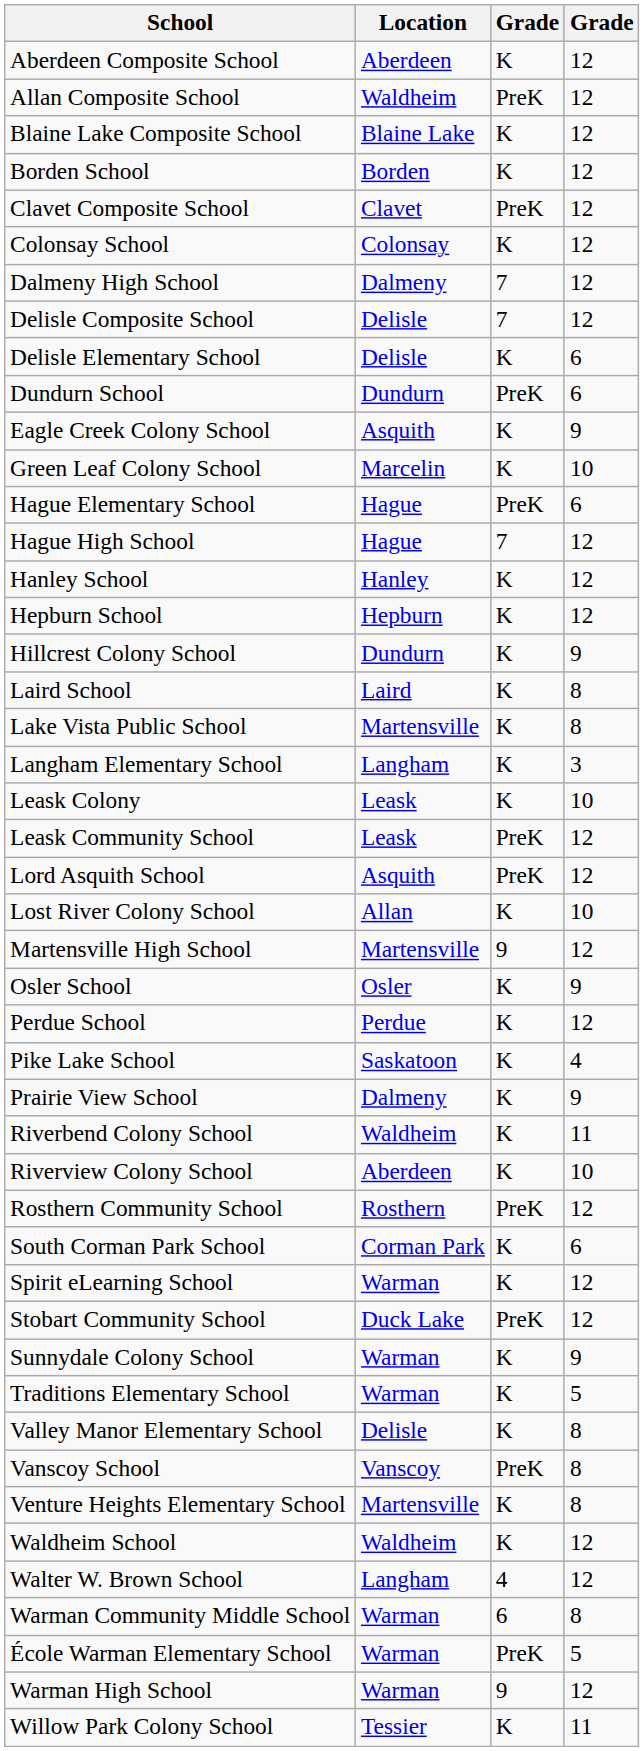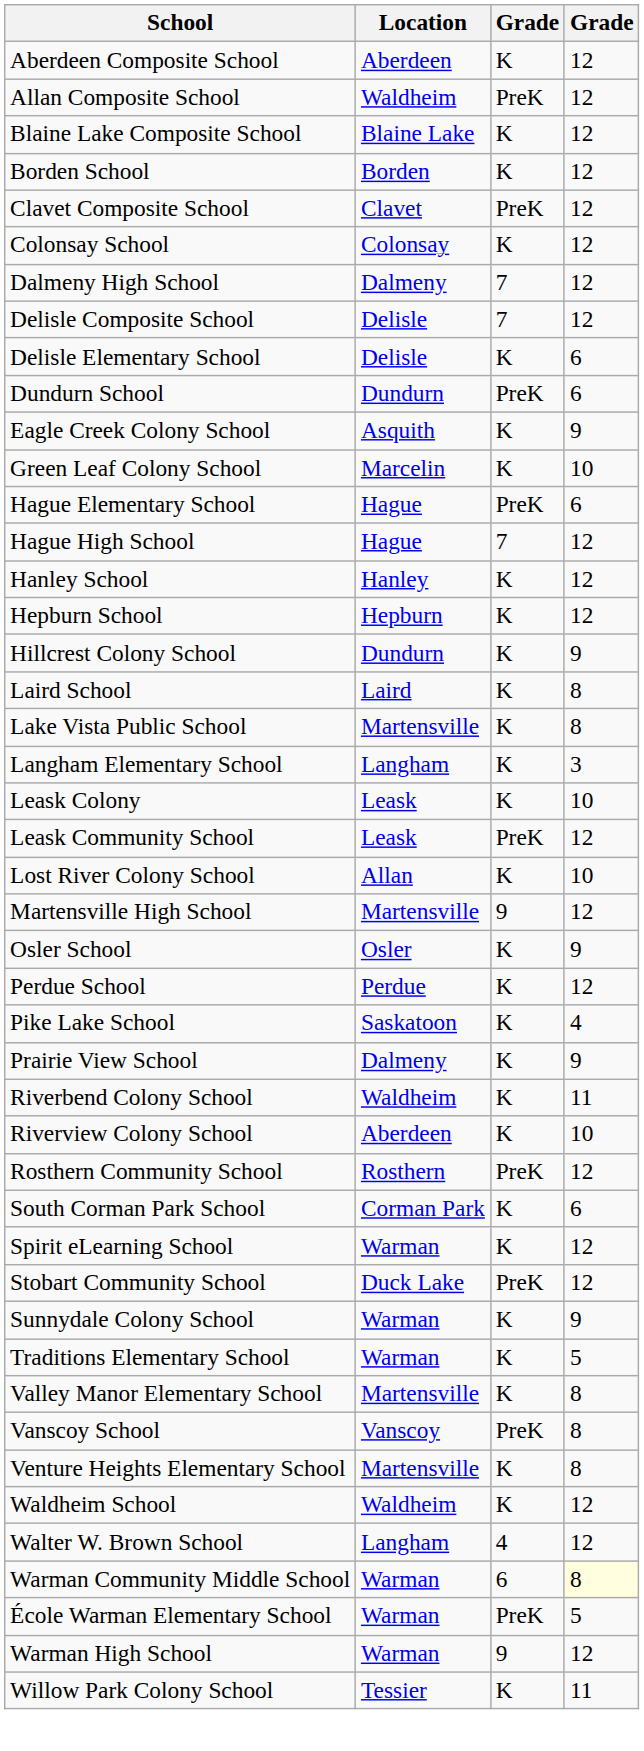- row: (107, 875)
(394, 1430) Delisle -> (420, 1393) Martensville
(576, 1616) no background -> (576, 1579) lightyellow background
